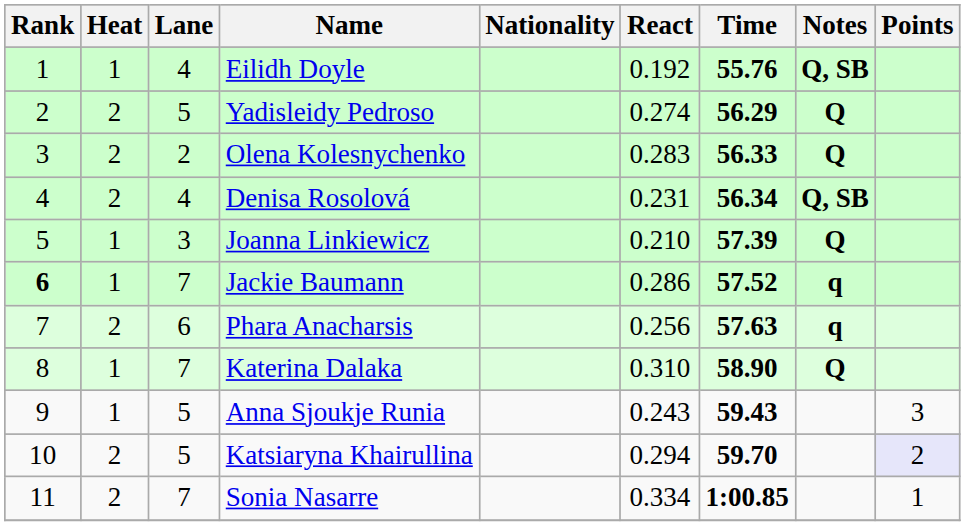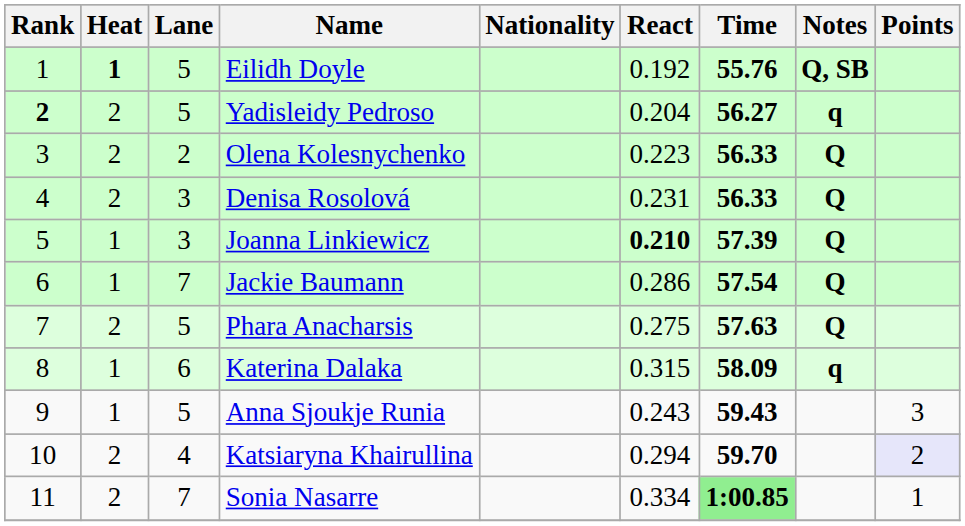(114, 68) normal -> (114, 68) bold
(184, 68) 4 -> (184, 68) 5
(43, 111) normal -> (43, 111) bold
(660, 111) 0.274 -> (660, 111) 0.204
(747, 111) 56.29 -> (747, 111) 56.27
(835, 111) Q -> (835, 111) q
(660, 154) 0.283 -> (660, 154) 0.223
(184, 197) 4 -> (184, 197) 3
(747, 197) 56.34 -> (747, 197) 56.33
(835, 197) Q, SB -> (835, 197) Q
(660, 240) normal -> (660, 240) bold
(43, 283) bold -> (43, 283) normal
(747, 283) 57.52 -> (747, 283) 57.54
(835, 283) q -> (835, 283) Q
(184, 326) 6 -> (184, 326) 5
(660, 326) 0.256 -> (660, 326) 0.275
(835, 326) q -> (835, 326) Q
(184, 369) 7 -> (184, 369) 6
(660, 369) 0.310 -> (660, 369) 0.315
(747, 369) 58.90 -> (747, 369) 58.09
(835, 369) Q -> (835, 369) q
(184, 454) 5 -> (184, 454) 4
(747, 497) no background -> (747, 497) lightgreen background
